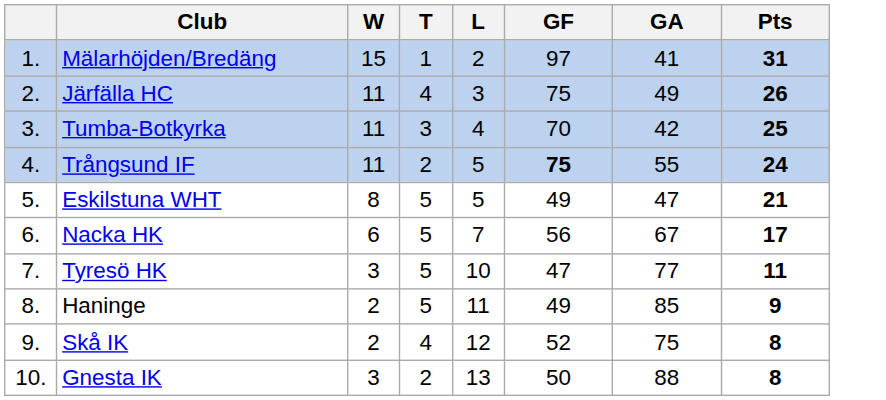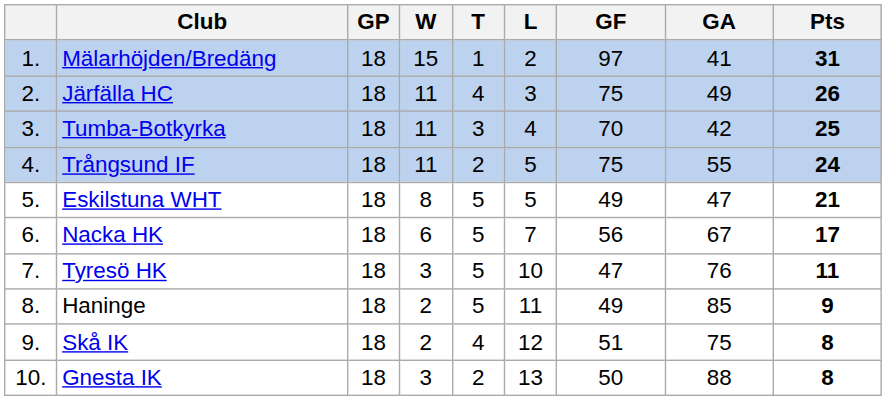+ column: (374, 22)
(558, 164) bold -> (611, 164) normal
(667, 270) 77 -> (719, 270) 76
(558, 341) 52 -> (611, 341) 51
